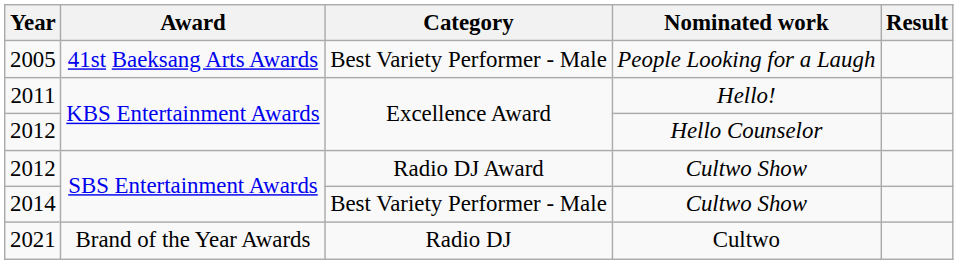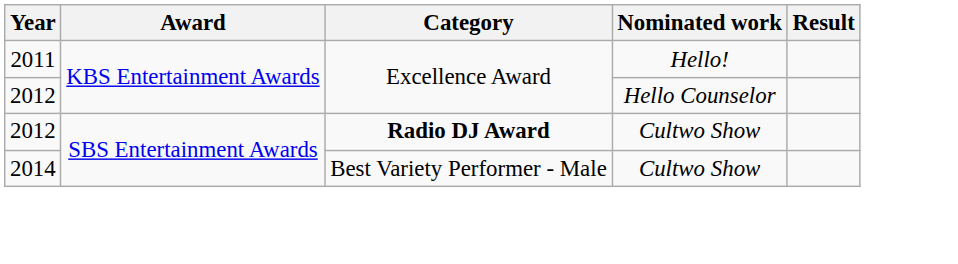- row: (33, 58)
(468, 167) normal -> (468, 131) bold
- row: (33, 240)
